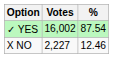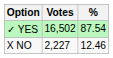(60, 29) 16,002 -> (60, 29) 16,502
